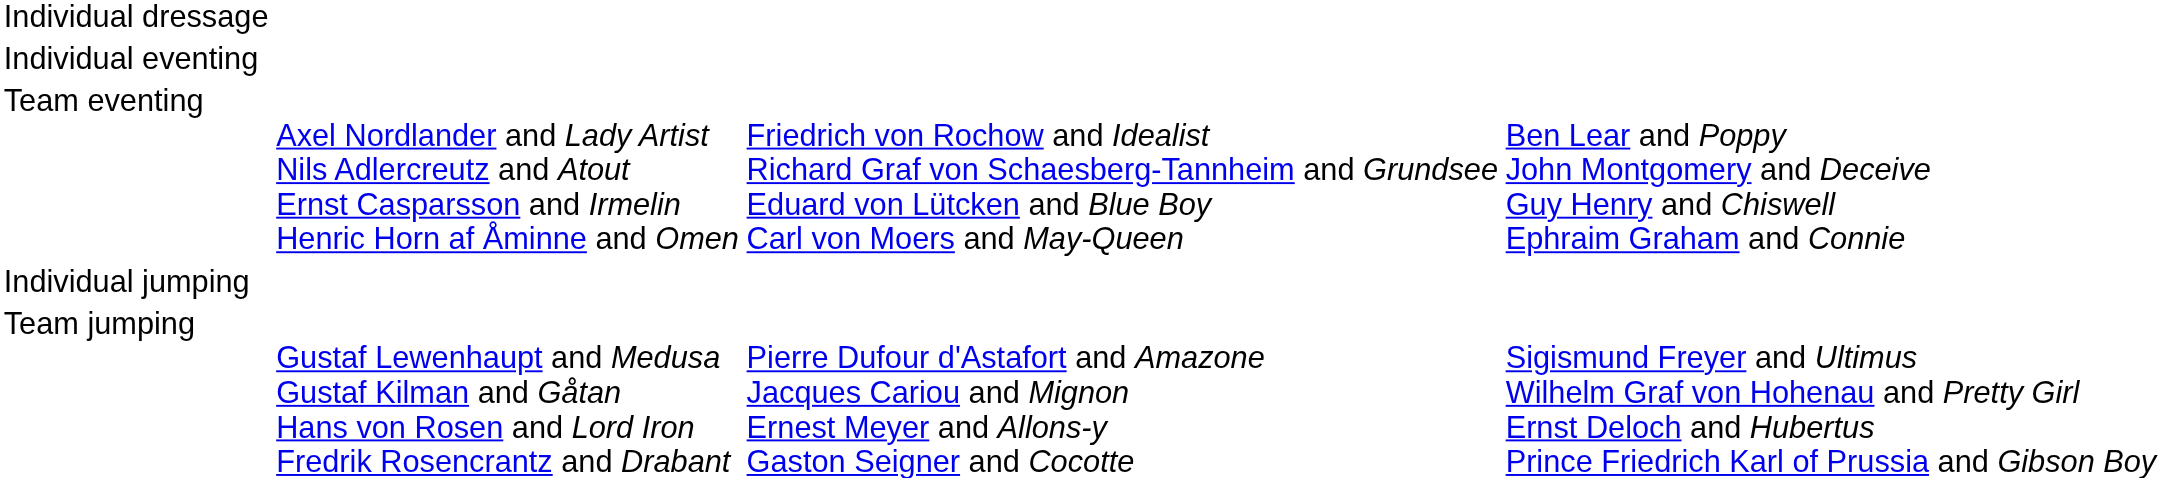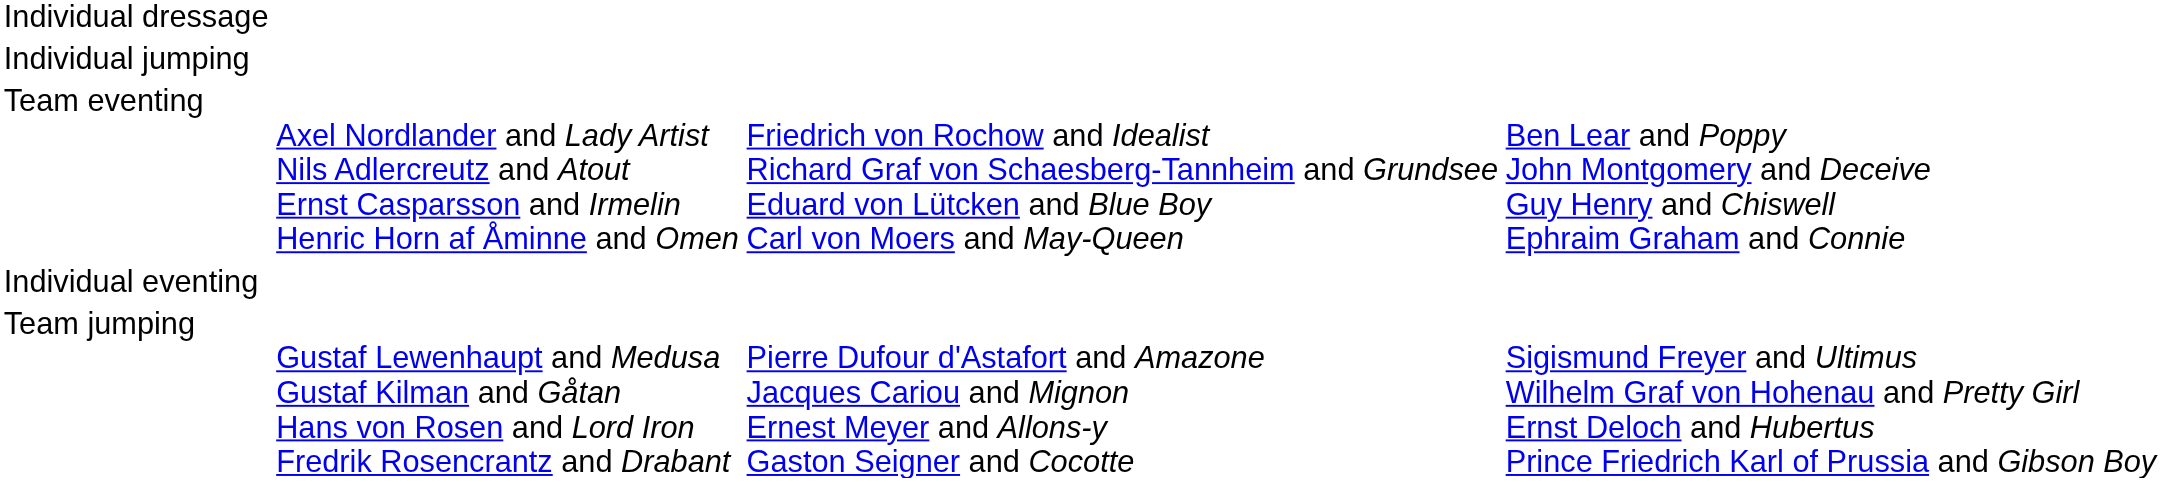rows swapped: (131, 58) <-> (127, 281)
